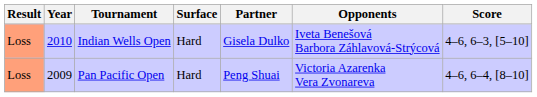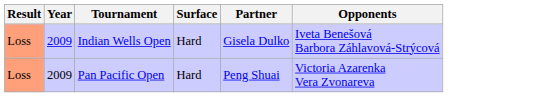- column: (487, 14)
(59, 41) 2010 -> (59, 41) 2009
